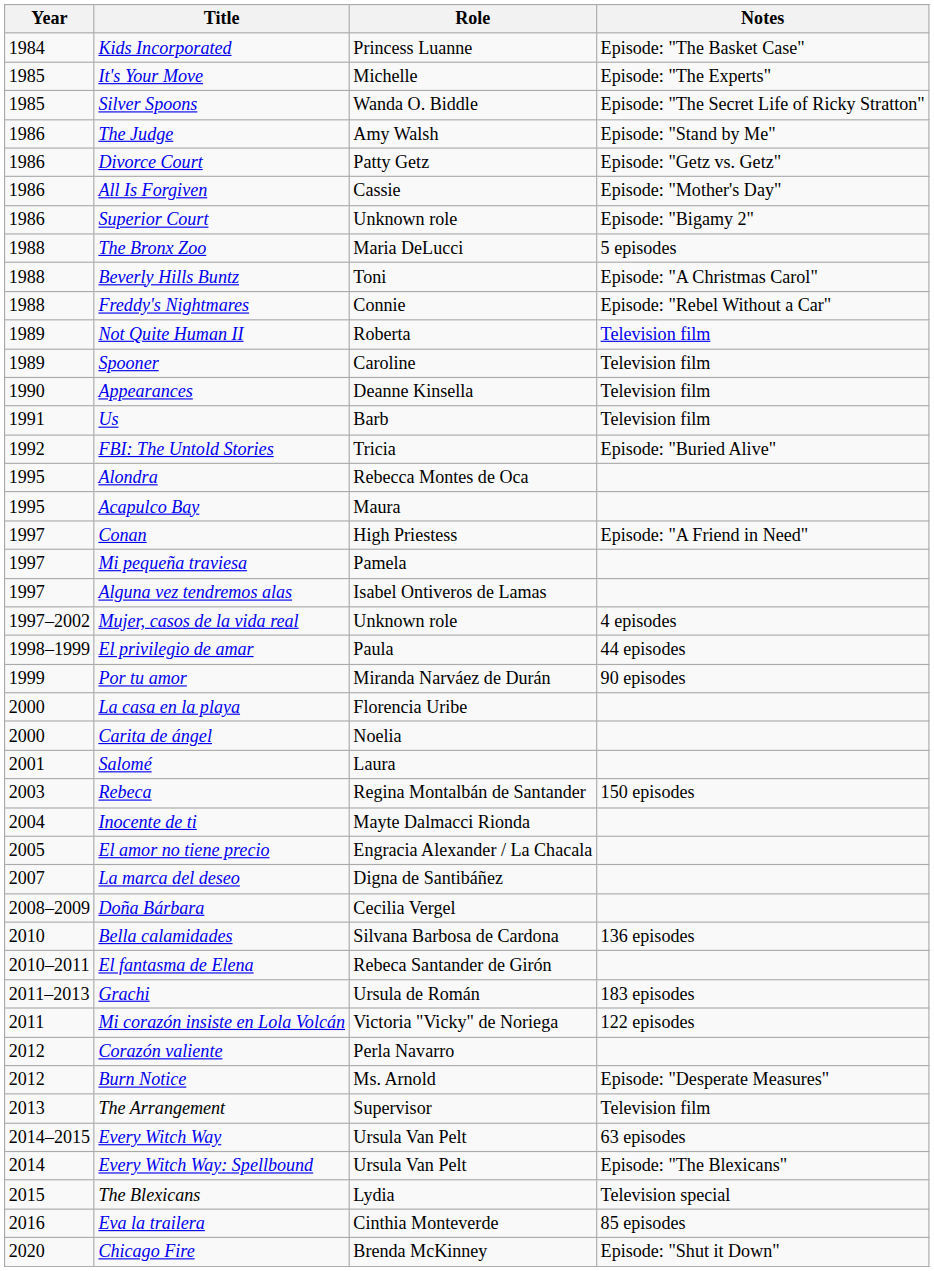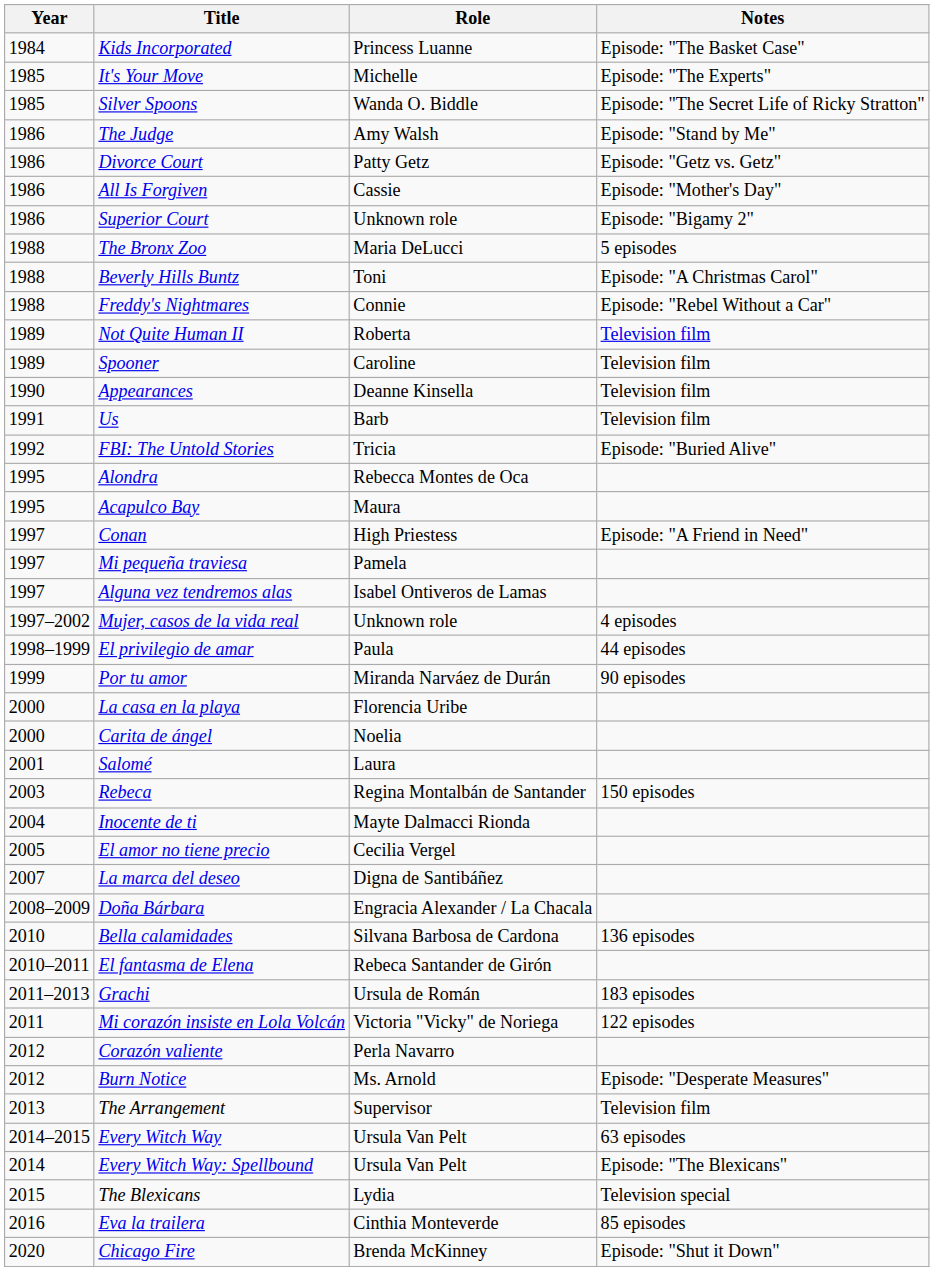(473, 850) Engracia Alexander / La Chacala -> (404, 850) Cecilia Vergel
(404, 907) Cecilia Vergel -> (473, 907) Engracia Alexander / La Chacala
